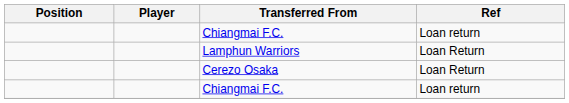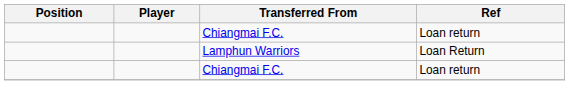- row: (240, 70)
